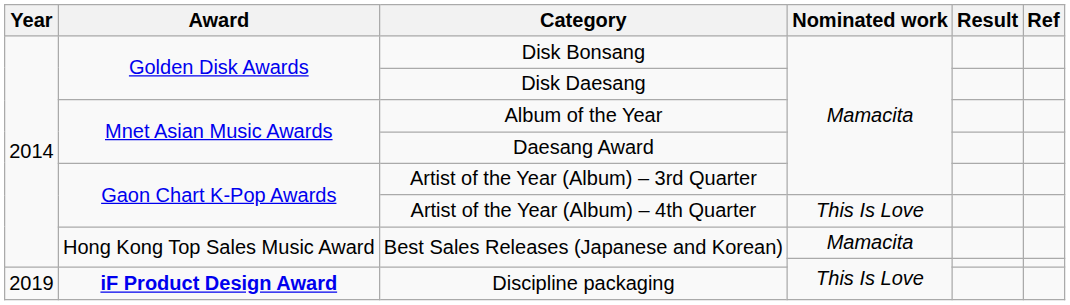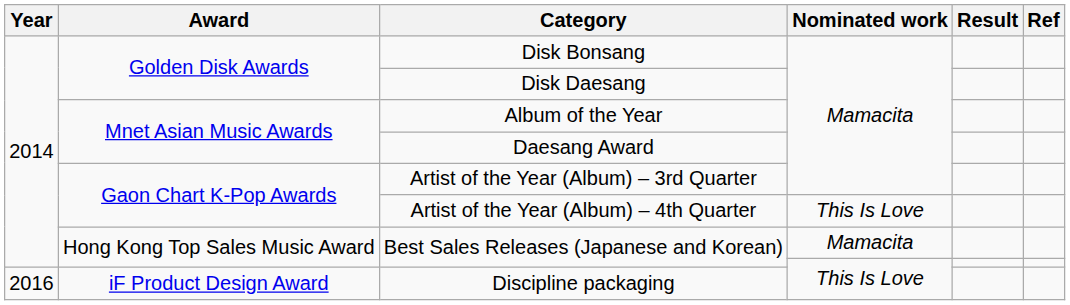(31, 283) 2019 -> (31, 283) 2016
(219, 283) bold -> (219, 283) normal
